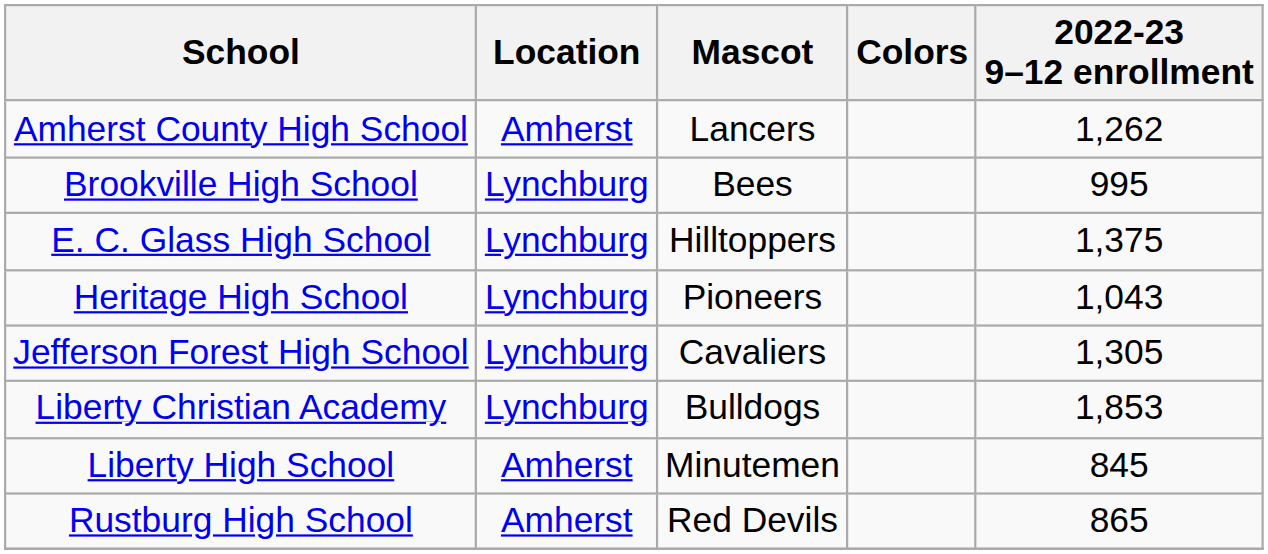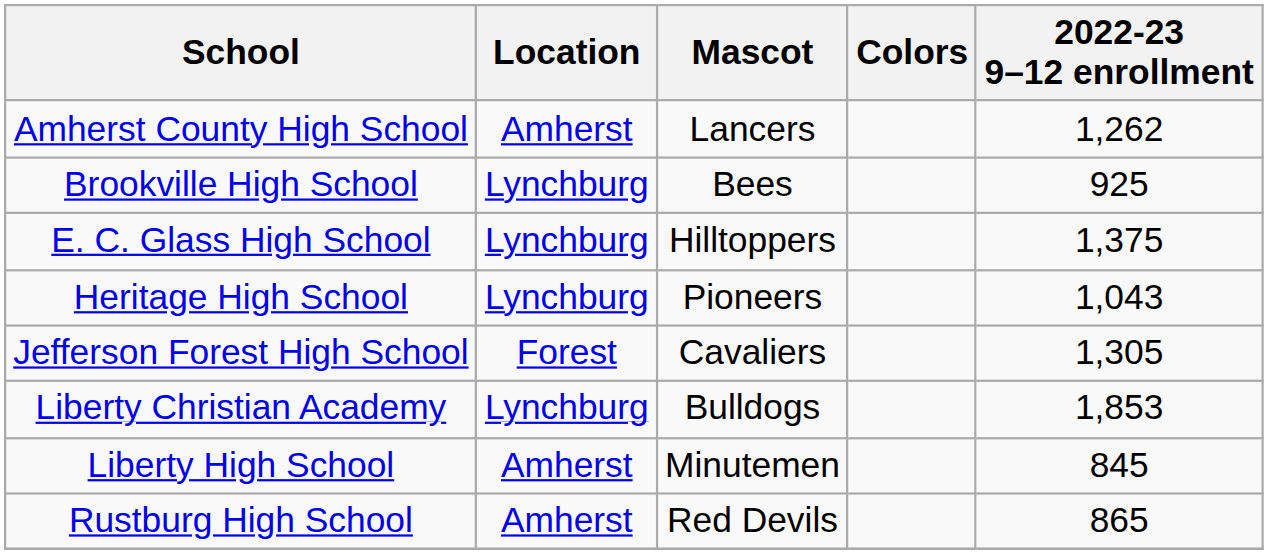(1119, 184) 995 -> (1119, 184) 925
(567, 352) Lynchburg -> (567, 352) Forest
